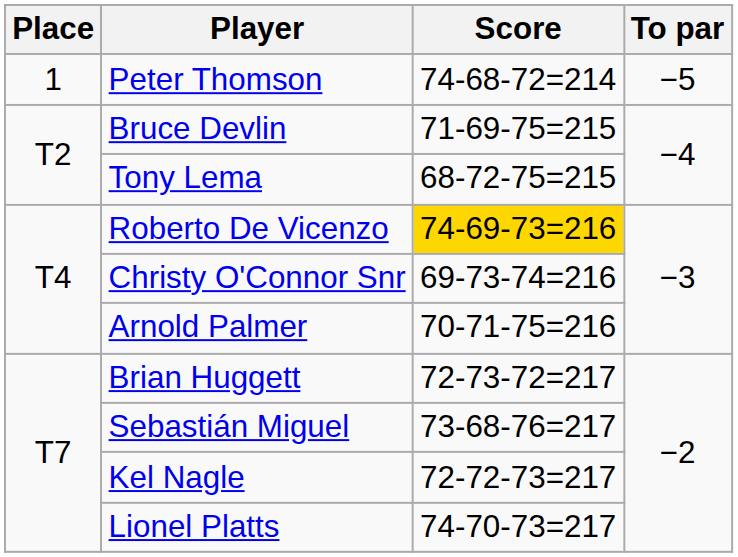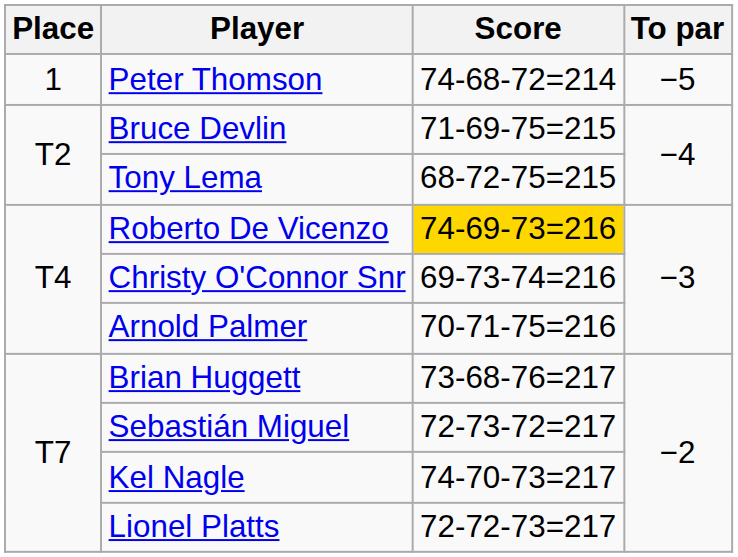(518, 377) 72-73-72=217 -> (518, 377) 73-68-76=217
(518, 427) 73-68-76=217 -> (518, 427) 72-73-72=217
(518, 476) 72-72-73=217 -> (518, 476) 74-70-73=217
(518, 526) 74-70-73=217 -> (518, 526) 72-72-73=217
